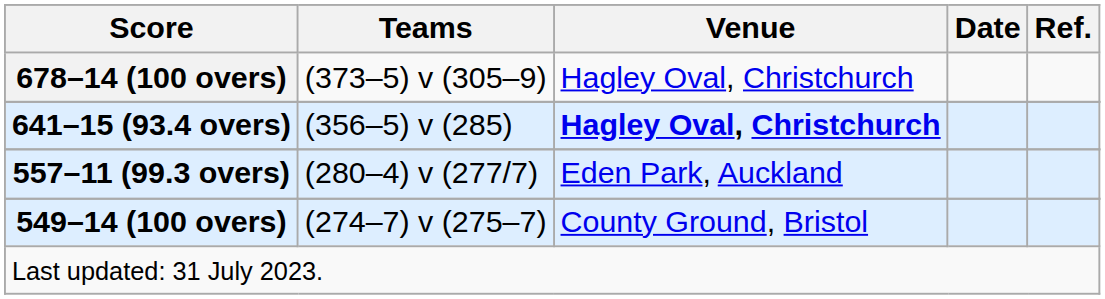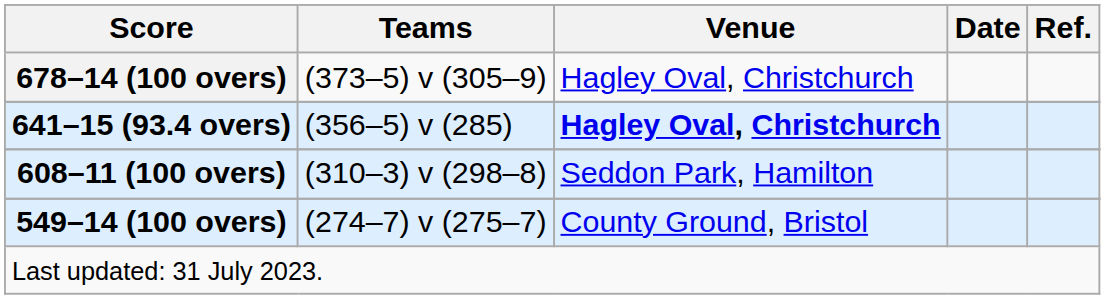+ row: (151, 173)
- row: (151, 173)
